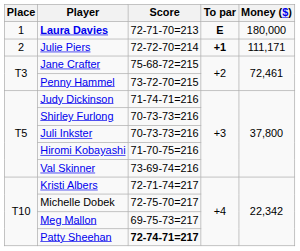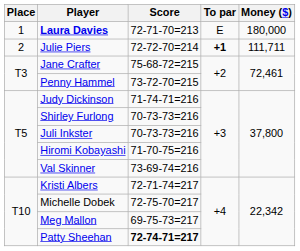(220, 30) bold -> (220, 30) normal
(267, 47) 111,171 -> (267, 47) 111,711
